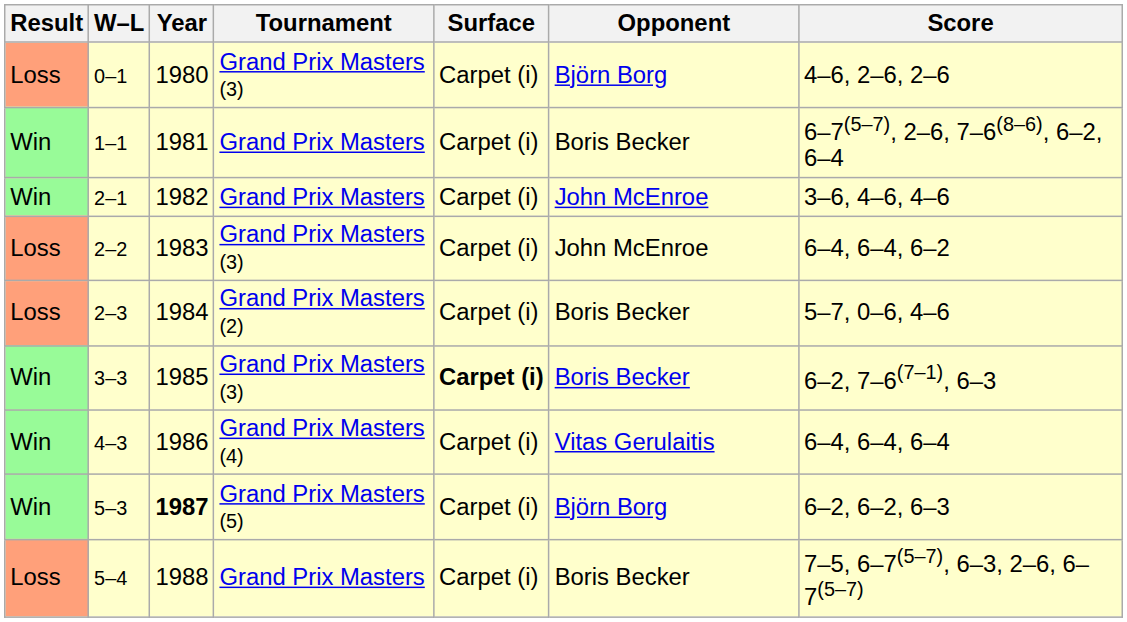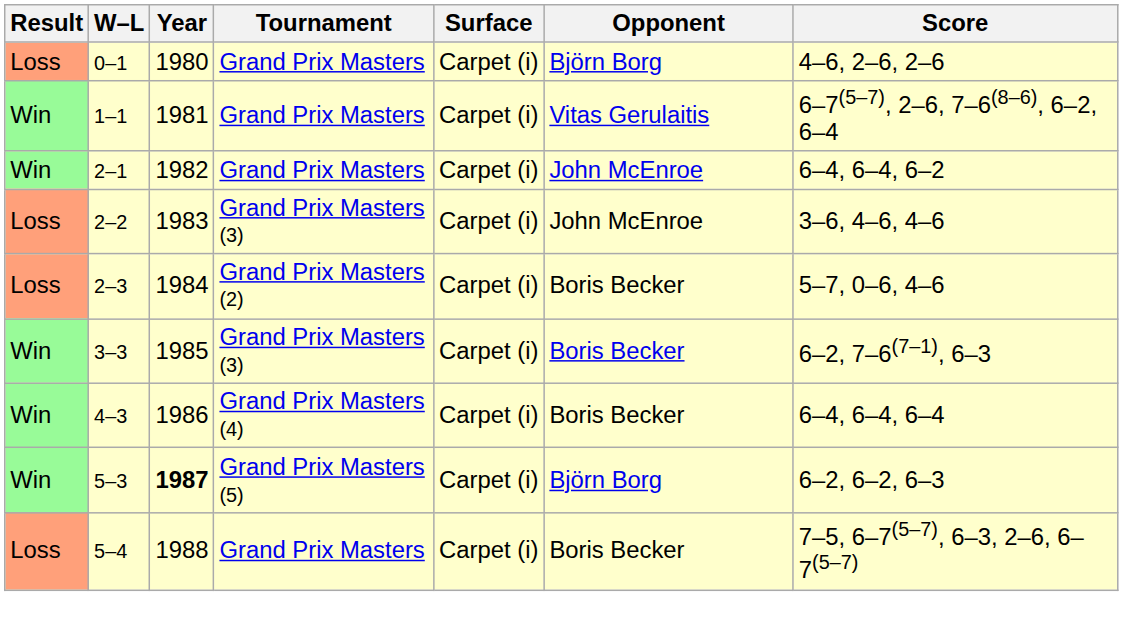(322, 74) Grand Prix Masters (3) -> (322, 61) Grand Prix Masters
(622, 142) Boris Becker -> (629, 115) Vitas Gerulaitis
(877, 196) 3–6, 4–6, 4–6 -> (872, 170) 6–4, 6–4, 6–2
(877, 248) 6–4, 6–4, 6–2 -> (872, 221) 3–6, 4–6, 4–6
(491, 377) bold -> (489, 350) normal
(635, 442) Vitas Gerulaitis -> (617, 415) Boris Becker
